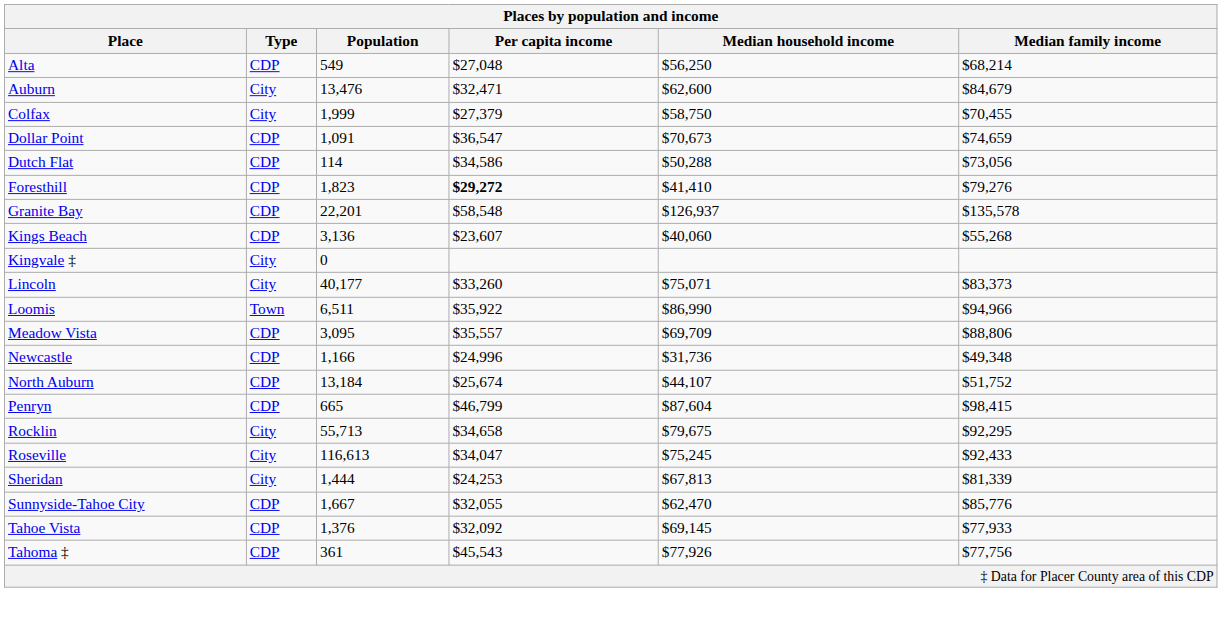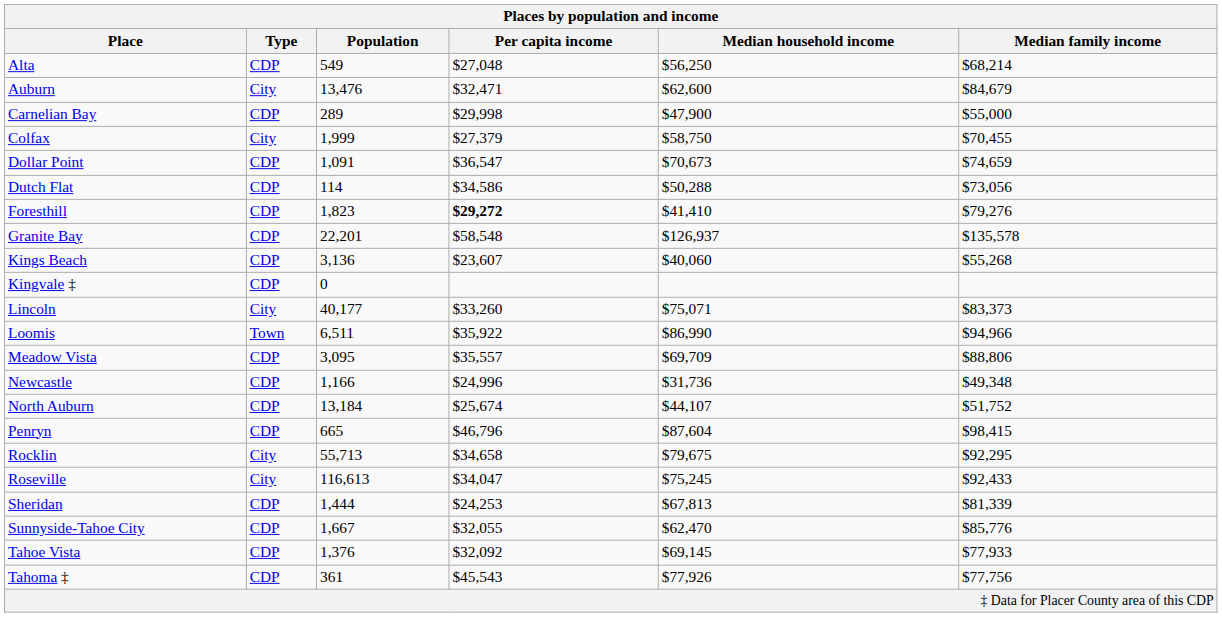+ row: (52, 114)
(263, 260) City -> (265, 284) CDP
(477, 406) $46,799 -> (477, 430) $46,796
(263, 479) City -> (265, 503) CDP
